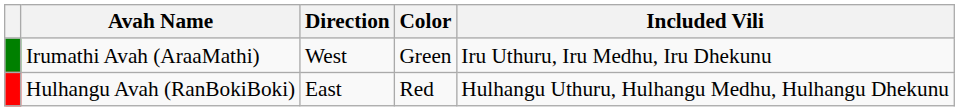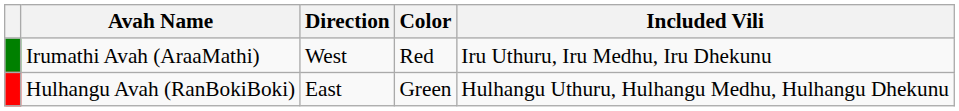(425, 55) Green -> (417, 55) Red
(417, 88) Red -> (425, 88) Green
